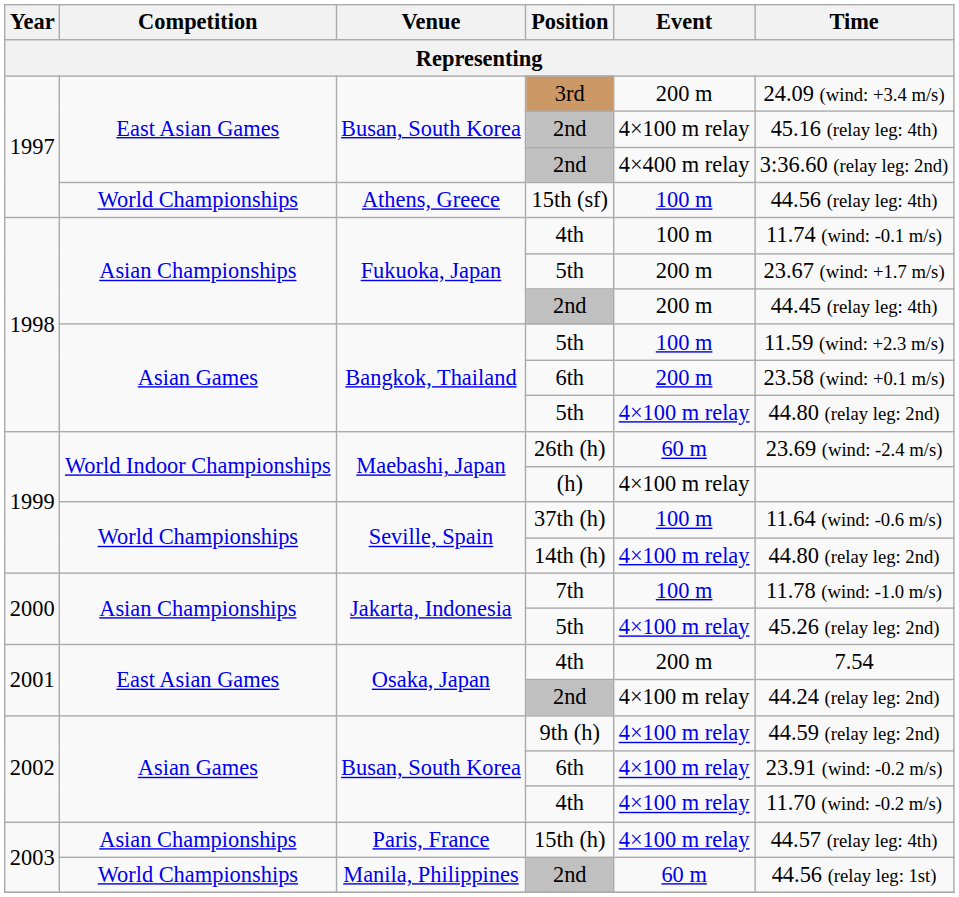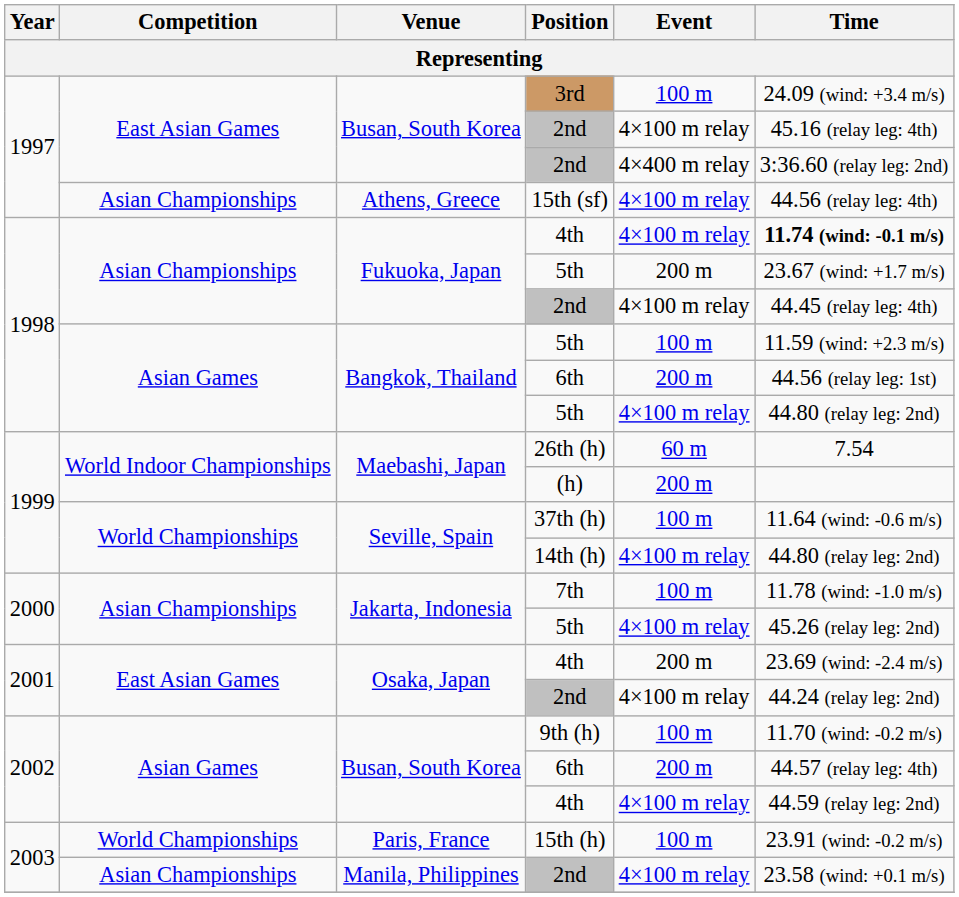(684, 93) 200 m -> (684, 93) 100 m
(198, 199) World Championships -> (198, 199) Asian Championships
(684, 199) 100 m -> (684, 199) 4×100 m relay
(684, 235) 100 m -> (684, 235) 4×100 m relay
(854, 235) normal -> (854, 235) bold
(684, 306) 200 m -> (684, 306) 4×100 m relay
(854, 377) 23.58 (wind: +0.1 m/s) -> (854, 377) 44.56 (relay leg: 1st)
(854, 448) 23.69 (wind: -2.4 m/s) -> (854, 448) 7.54
(684, 484) 4×100 m relay -> (684, 484) 200 m
(854, 661) 7.54 -> (854, 661) 23.69 (wind: -2.4 m/s)
(684, 732) 4×100 m relay -> (684, 732) 100 m
(854, 732) 44.59 (relay leg: 2nd) -> (854, 732) 11.70 (wind: -0.2 m/s)
(684, 768) 4×100 m relay -> (684, 768) 200 m
(854, 768) 23.91 (wind: -0.2 m/s) -> (854, 768) 44.57 (relay leg: 4th)
(854, 803) 11.70 (wind: -0.2 m/s) -> (854, 803) 44.59 (relay leg: 2nd)
(198, 839) Asian Championships -> (198, 839) World Championships
(684, 839) 4×100 m relay -> (684, 839) 100 m
(854, 839) 44.57 (relay leg: 4th) -> (854, 839) 23.91 (wind: -0.2 m/s)
(198, 874) World Championships -> (198, 874) Asian Championships
(684, 874) 60 m -> (684, 874) 4×100 m relay
(854, 874) 44.56 (relay leg: 1st) -> (854, 874) 23.58 (wind: +0.1 m/s)
